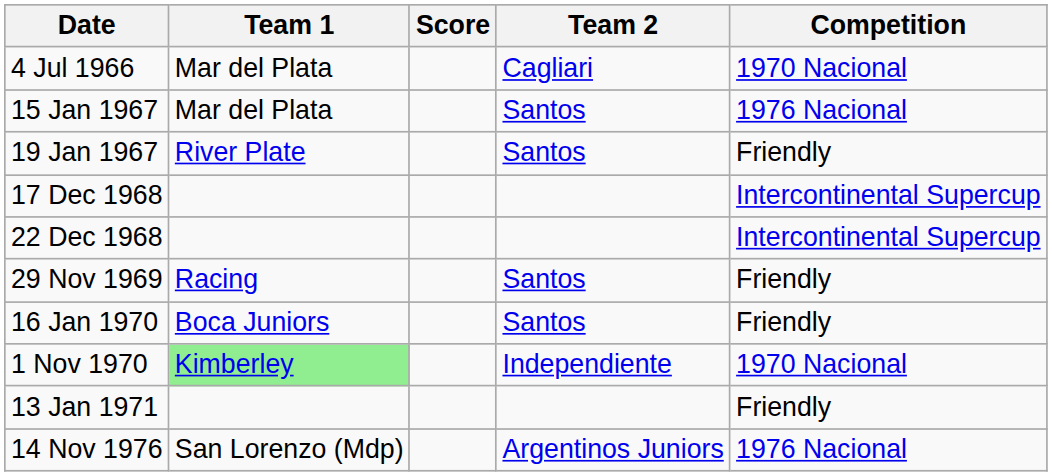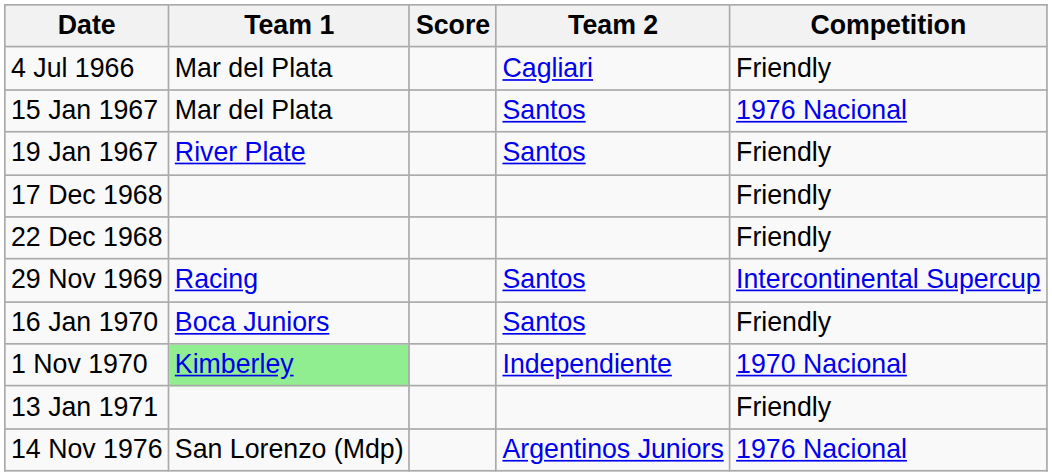(822, 68) 1970 Nacional -> (784, 68) Friendly
(888, 195) Intercontinental Supercup -> (784, 195) Friendly
(888, 237) Intercontinental Supercup -> (784, 237) Friendly
(784, 279) Friendly -> (888, 279) Intercontinental Supercup
